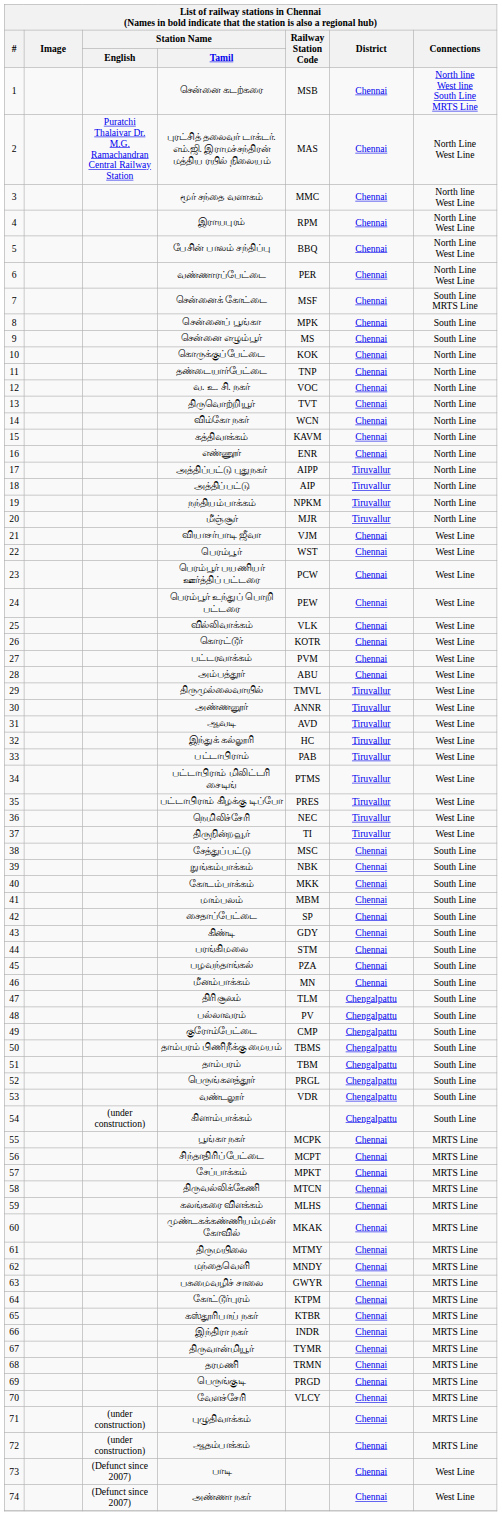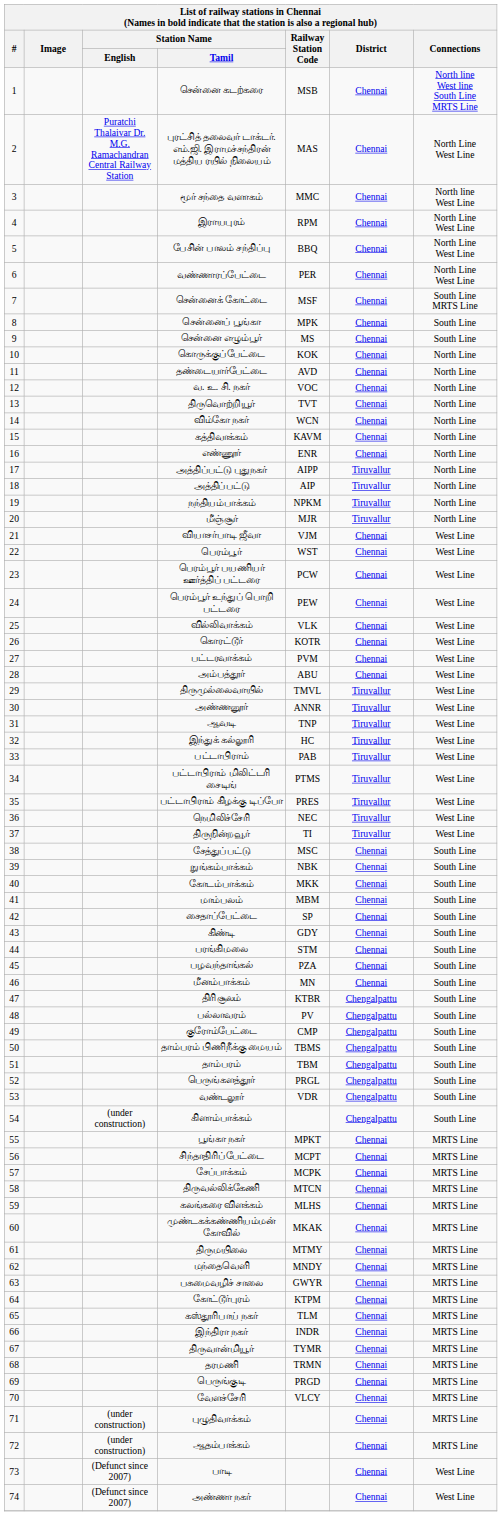(307, 371) TNP -> (307, 371) AVD
(307, 724) AVD -> (307, 724) TNP
(307, 999) TLM -> (307, 999) KTBR
(307, 1140) MCPK -> (307, 1140) MPKT
(307, 1172) MPKT -> (307, 1172) MCPK
(307, 1316) KTBR -> (307, 1316) TLM
